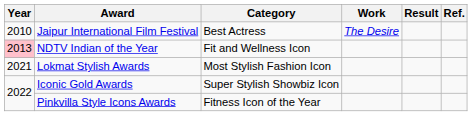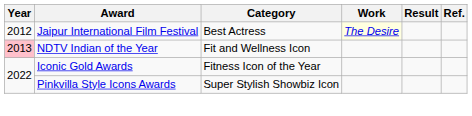(19, 31) 2010 -> (19, 31) 2012
(372, 31) no background -> (372, 31) lightyellow background
- row: (93, 66)
(271, 84) Super Stylish Showbiz Icon -> (262, 66) Fitness Icon of the Year
(262, 102) Fitness Icon of the Year -> (271, 84) Super Stylish Showbiz Icon
